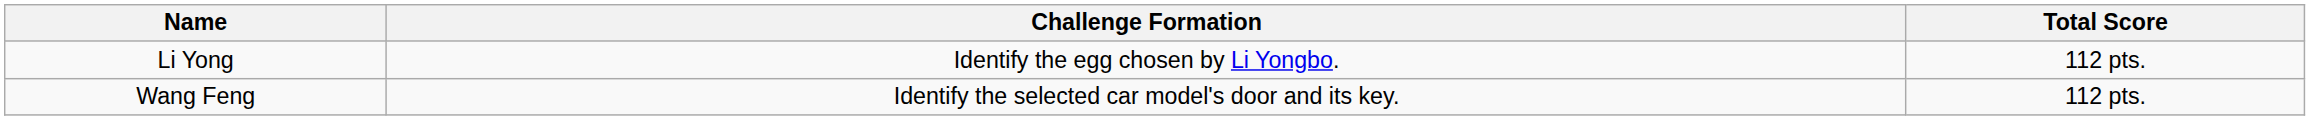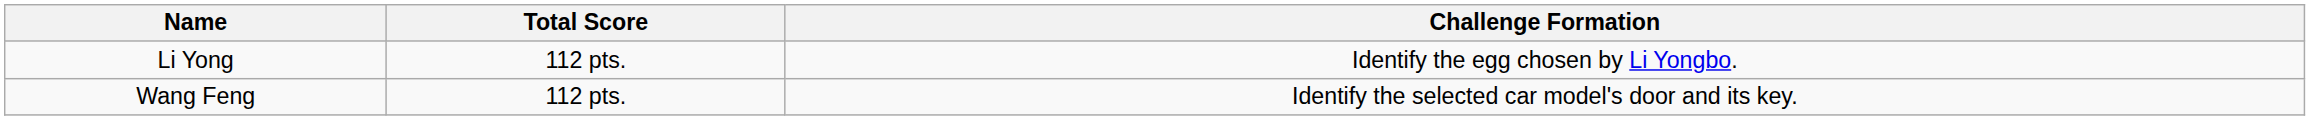columns swapped: (2106, 22) <-> (1147, 22)
